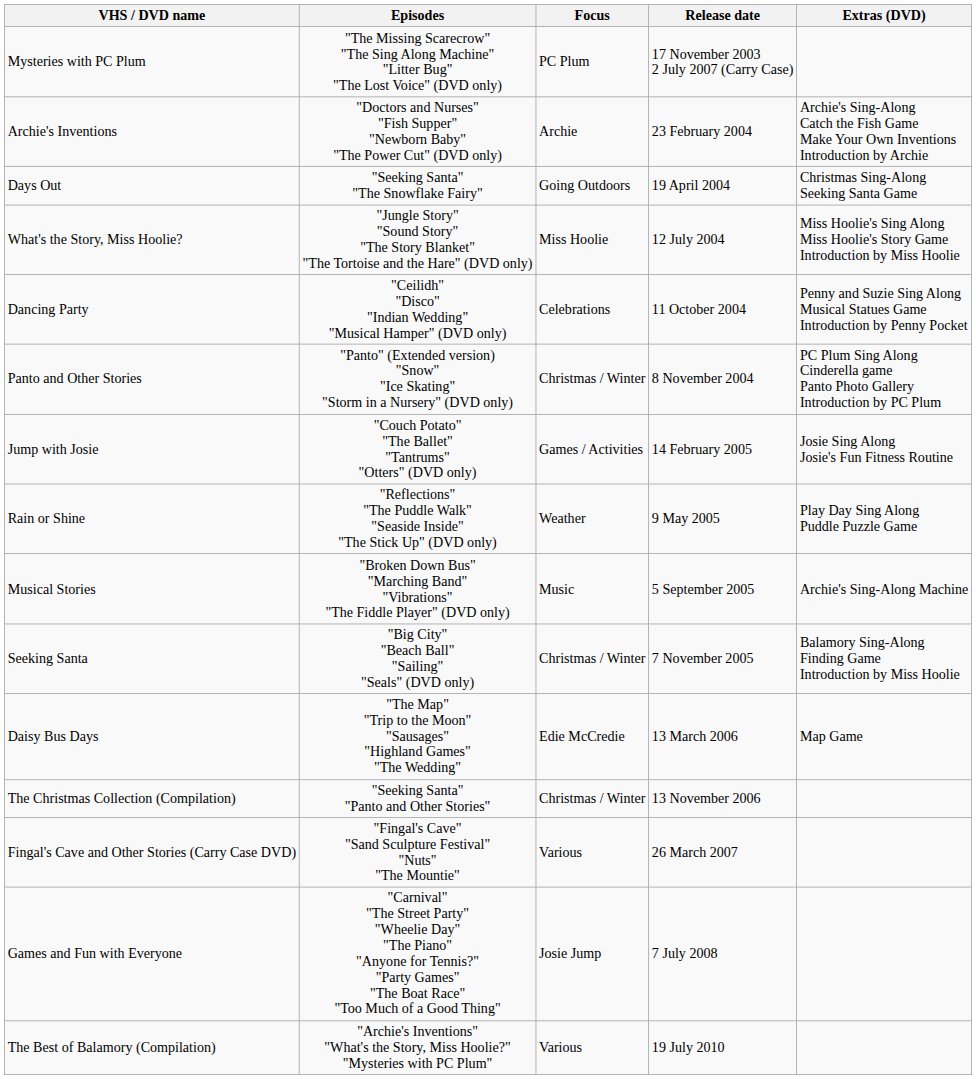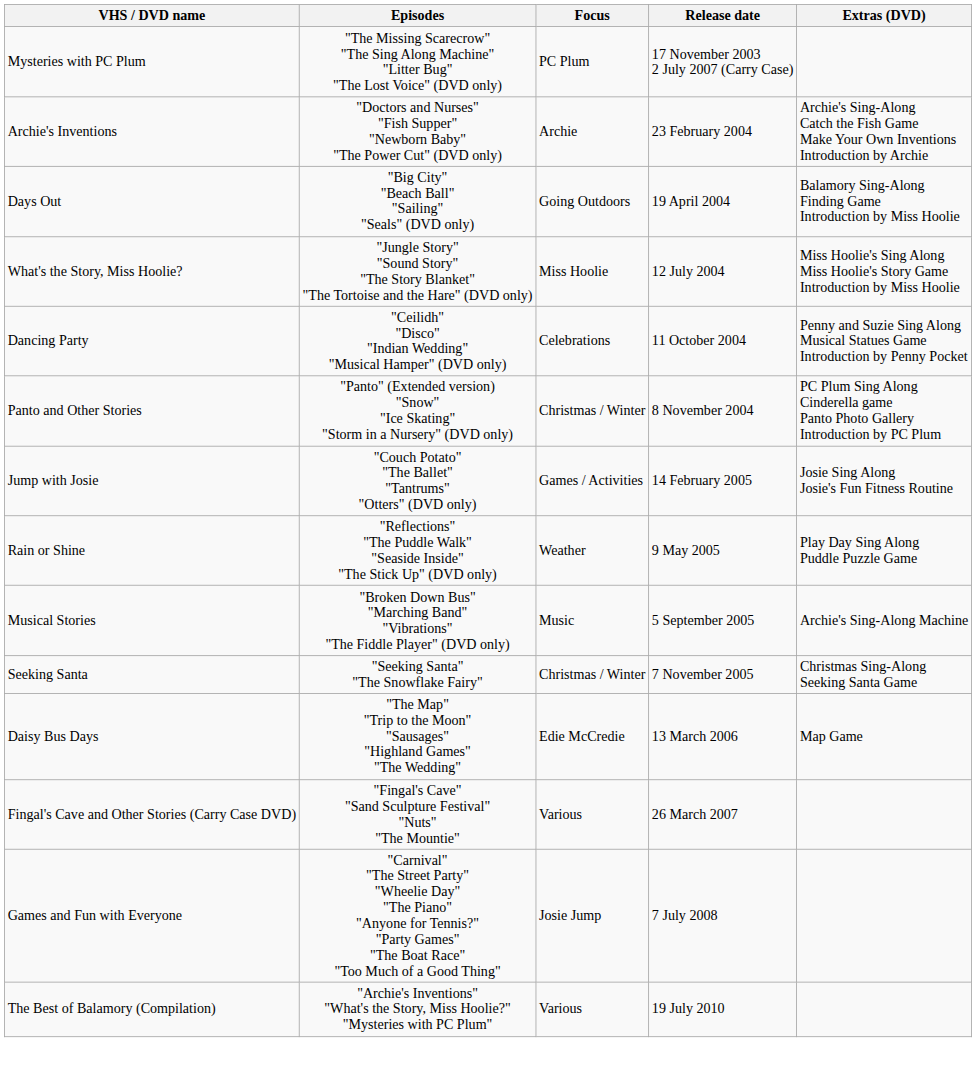(418, 185) "Seeking Santa" "The Snowflake Fairy" -> (418, 201) "Big City" "Beach Ball" "Sailing" "Seals" (DVD only)
(863, 185) Christmas Sing-Along Seeking Santa Game -> (880, 201) Balamory Sing-Along Finding Game Introduction by Miss Hoolie
(418, 658) "Big City" "Beach Ball" "Sailing" "Seals" (DVD only) -> (418, 674) "Seeking Santa" "The Snowflake Fairy"
(880, 658) Balamory Sing-Along Finding Game Introduction by Miss Hoolie -> (863, 674) Christmas Sing-Along Seeking Santa Game
- row: (122, 798)
